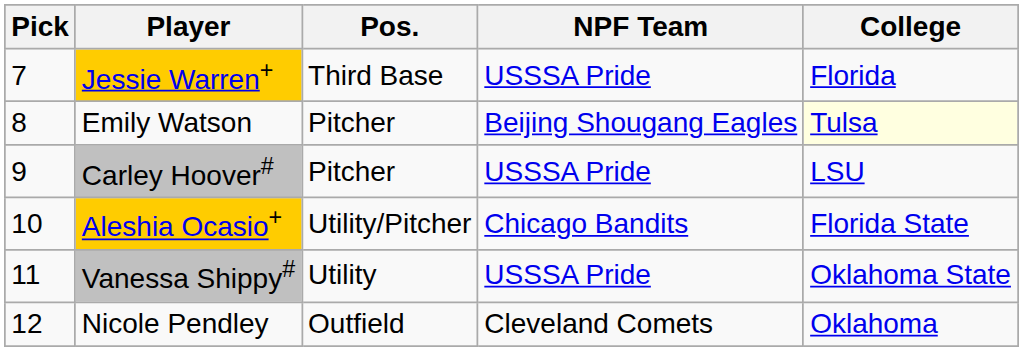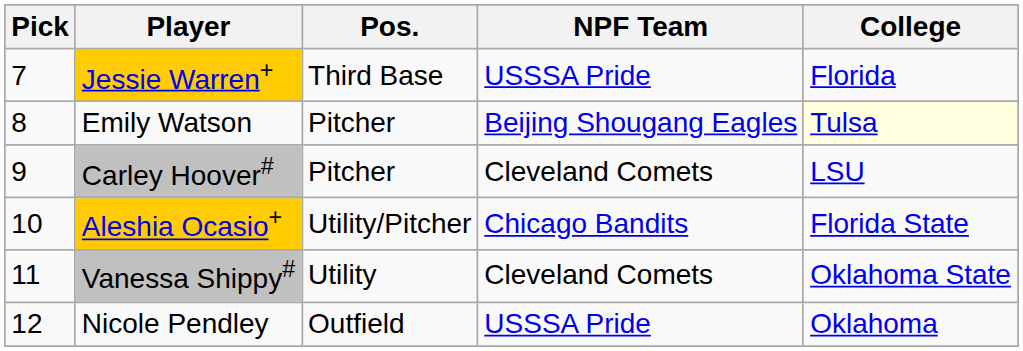(568, 171) USSSA Pride -> (599, 171) Cleveland Comets
(568, 275) USSSA Pride -> (599, 275) Cleveland Comets
(599, 323) Cleveland Comets -> (568, 323) USSSA Pride
